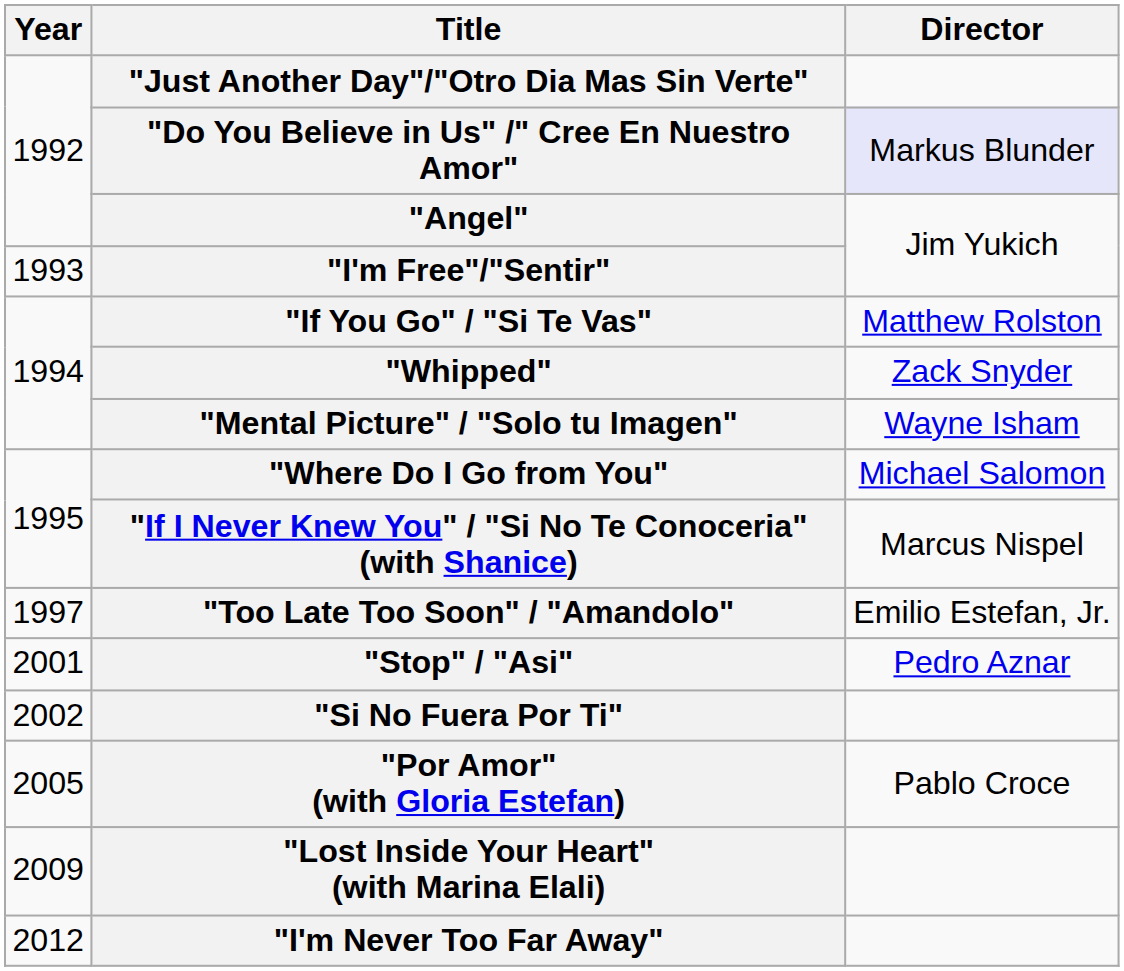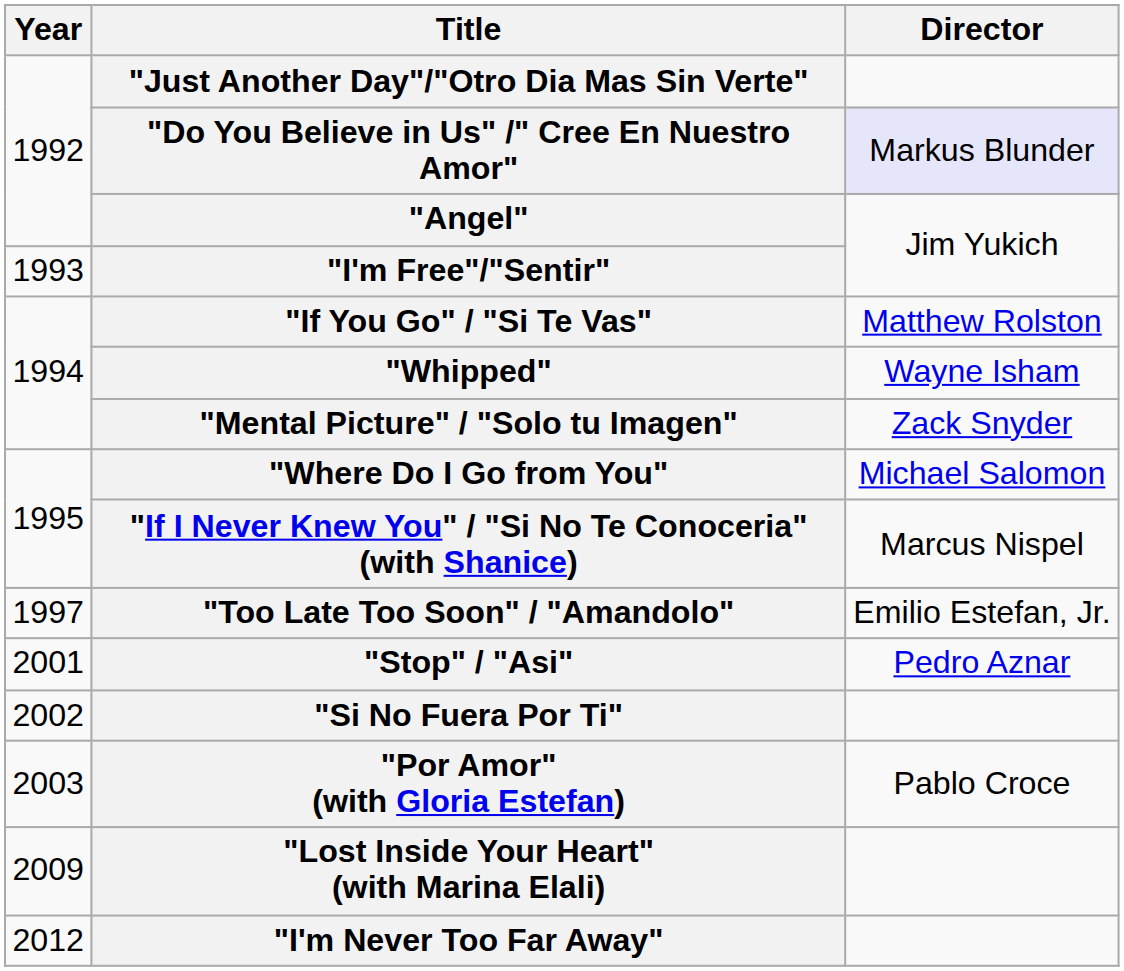(982, 372) Zack Snyder -> (982, 372) Wayne Isham
(982, 423) Wayne Isham -> (982, 423) Zack Snyder
(48, 783) 2005 -> (48, 783) 2003
